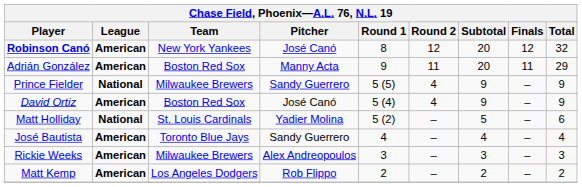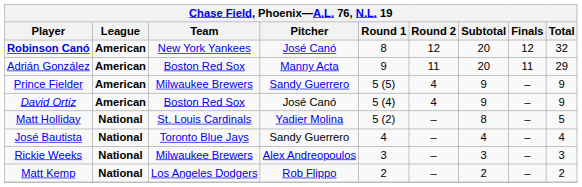(120, 84) National -> (120, 84) American
(484, 119) 5 -> (484, 119) 8
(562, 119) 6 -> (562, 119) 5
(120, 137) American -> (120, 137) National
(120, 155) American -> (120, 155) National
(120, 173) American -> (120, 173) National
